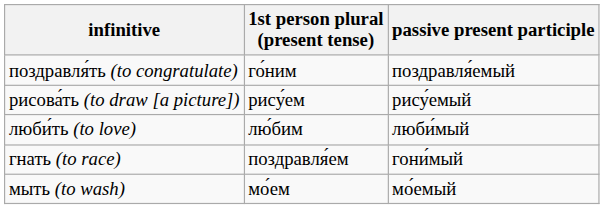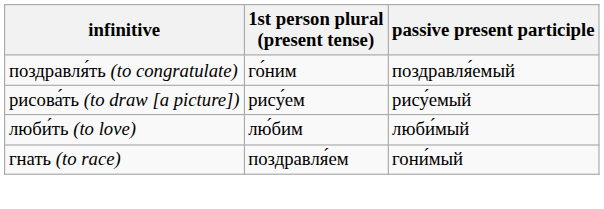- row: (67, 188)
